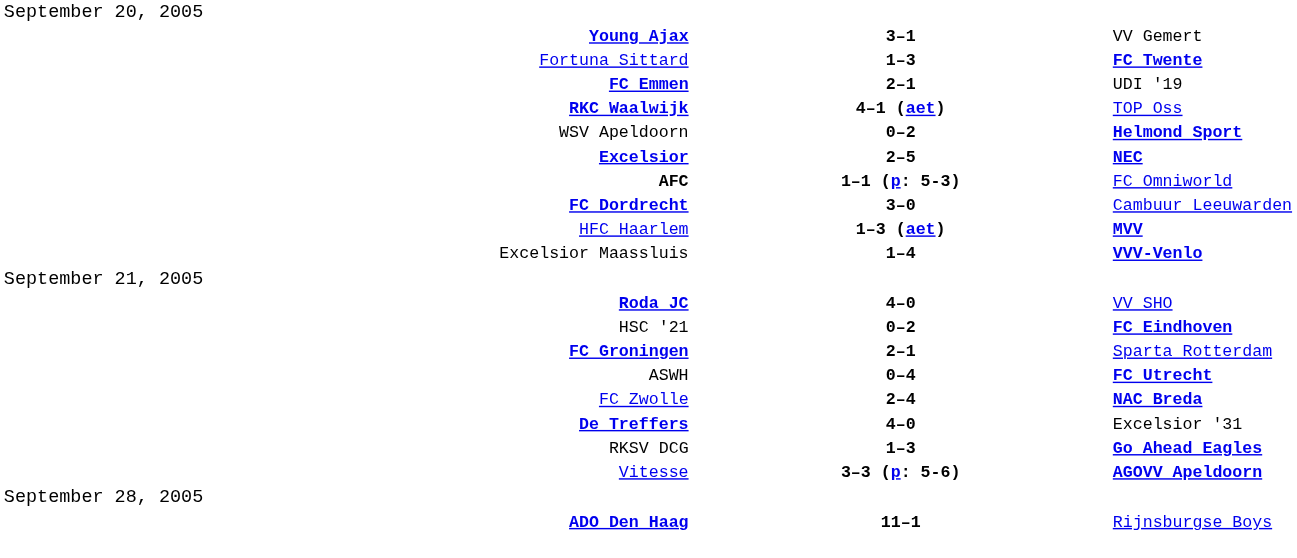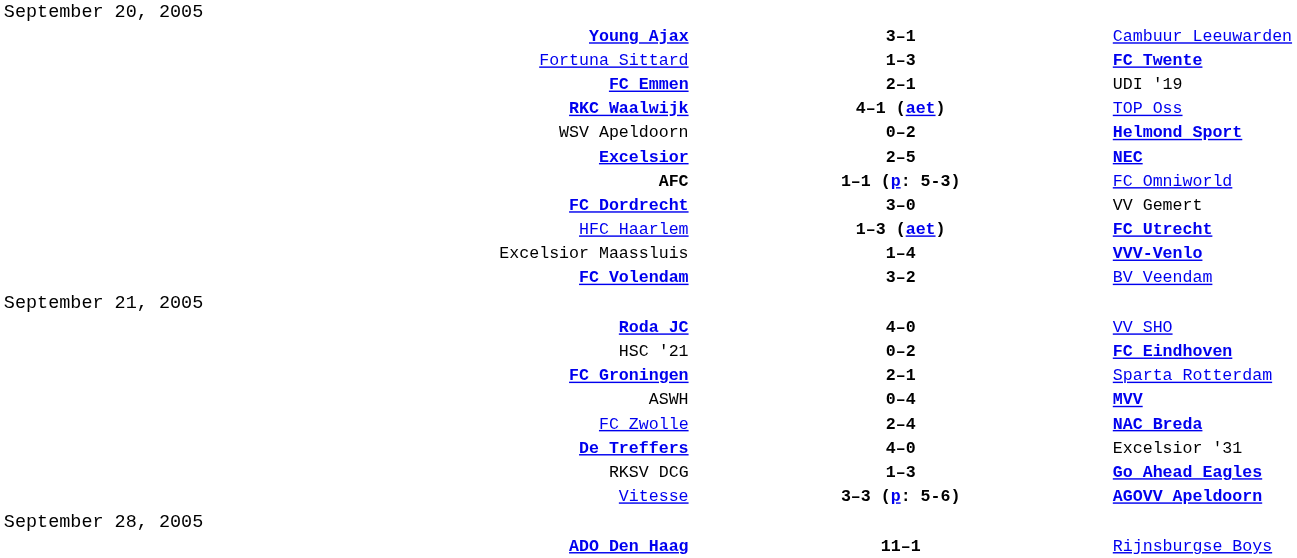(1158, 37) VV Gemert -> (1202, 37) Cambuur Leeuwarden
(1202, 206) Cambuur Leeuwarden -> (1158, 206) VV Gemert
(1128, 230) MVV -> (1163, 230) FC Utrecht
+ row: (634, 278)
(1163, 376) FC Utrecht -> (1128, 400) MVV
